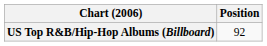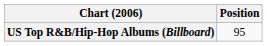(240, 31) 92 -> (240, 31) 95
